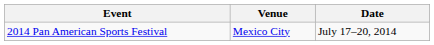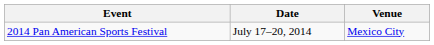columns swapped: (372, 13) <-> (273, 13)
